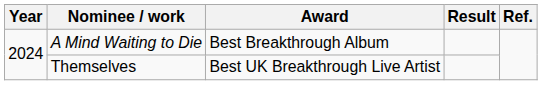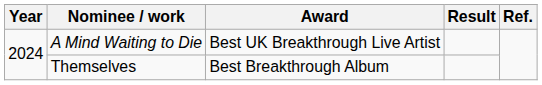(299, 42) Best Breakthrough Album -> (325, 42) Best UK Breakthrough Live Artist
(325, 67) Best UK Breakthrough Live Artist -> (299, 67) Best Breakthrough Album
